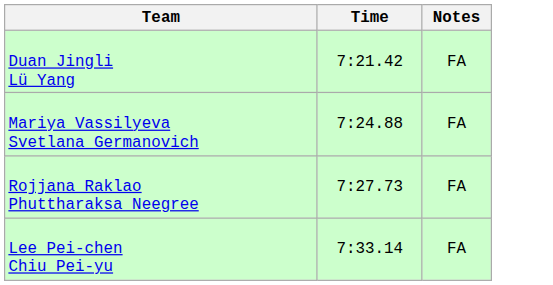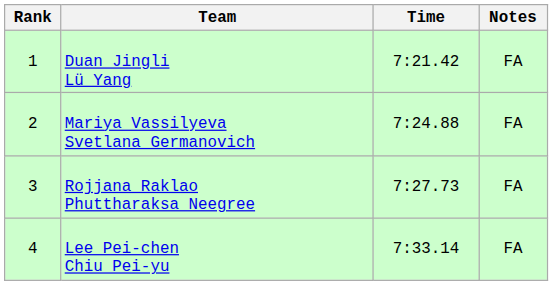+ column: (33, 18)
